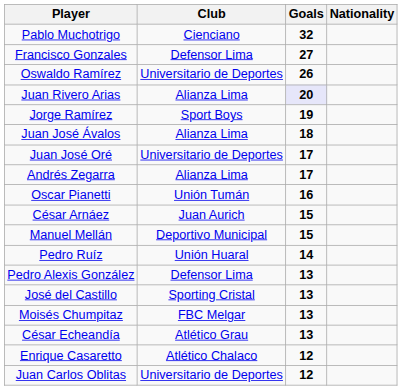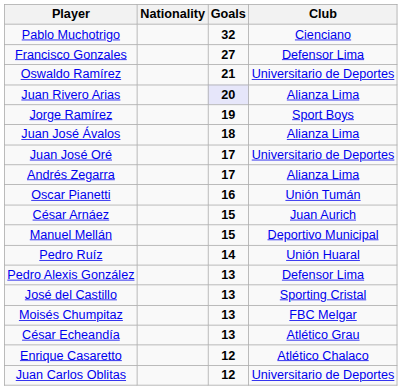columns swapped: (362, 14) <-> (212, 14)
(306, 74) 26 -> (228, 74) 21
